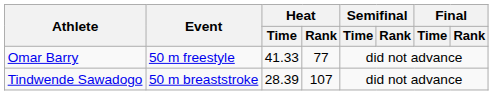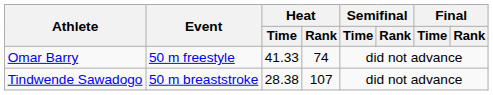(321, 58) 77 -> (321, 58) 74
(282, 79) 28.39 -> (282, 79) 28.38
